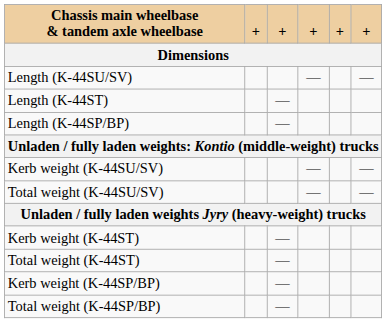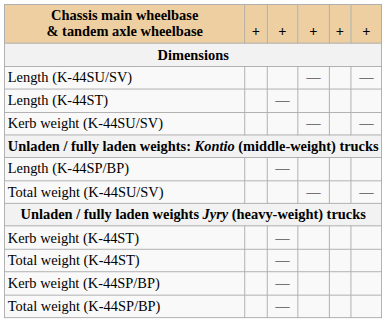rows swapped: (68, 123) <-> (85, 169)
